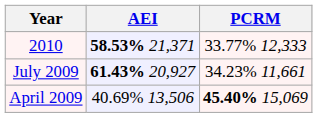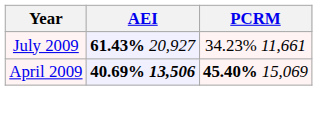- row: (46, 45)
(143, 98) normal -> (143, 71) bold
